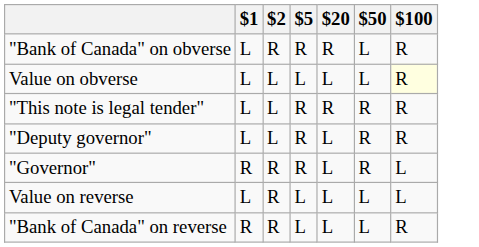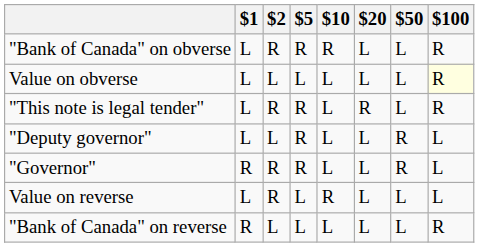+ column: (336, 19)
(328, 49) R -> (364, 49) L
(273, 108) L -> (273, 108) R
(365, 108) R -> (401, 108) L
(401, 138) R -> (438, 138) L
(273, 227) R -> (273, 227) L
